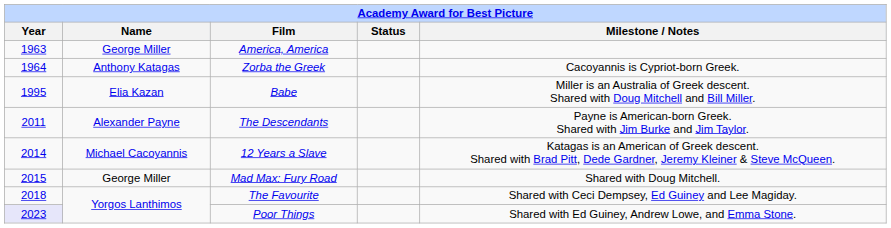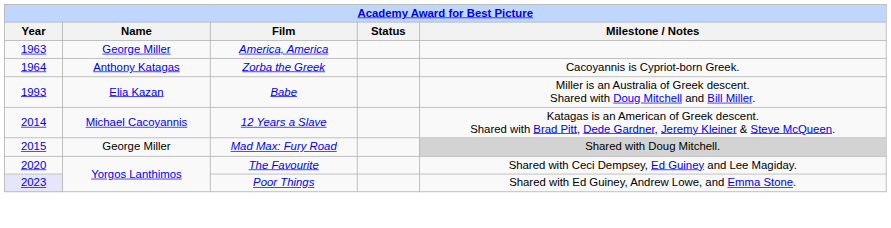(34, 91) 1995 -> (34, 91) 1993
- row: (284, 122)
(653, 177) no background -> (653, 147) lightgrey background
(34, 195) 2018 -> (34, 165) 2020
